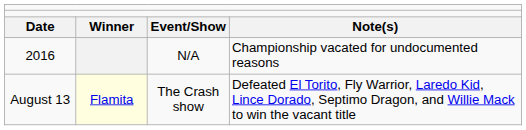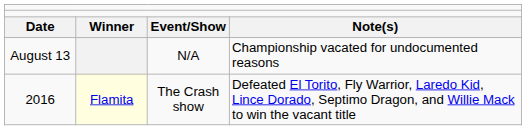(40, 55) 2016 -> (40, 55) August 13
(40, 99) August 13 -> (40, 99) 2016
